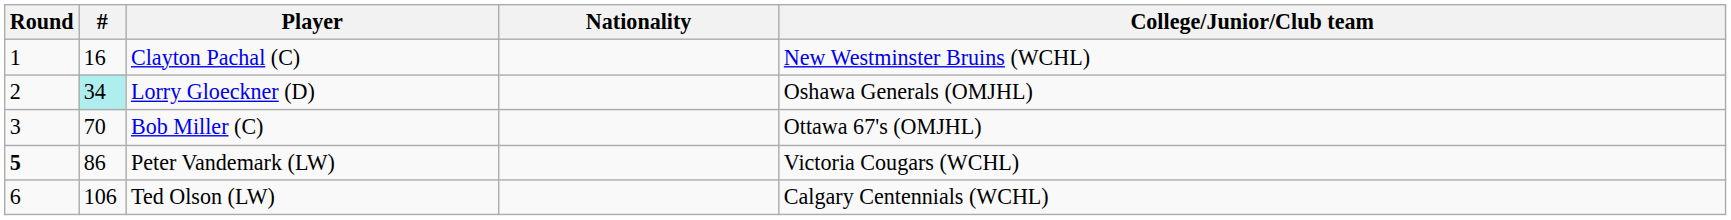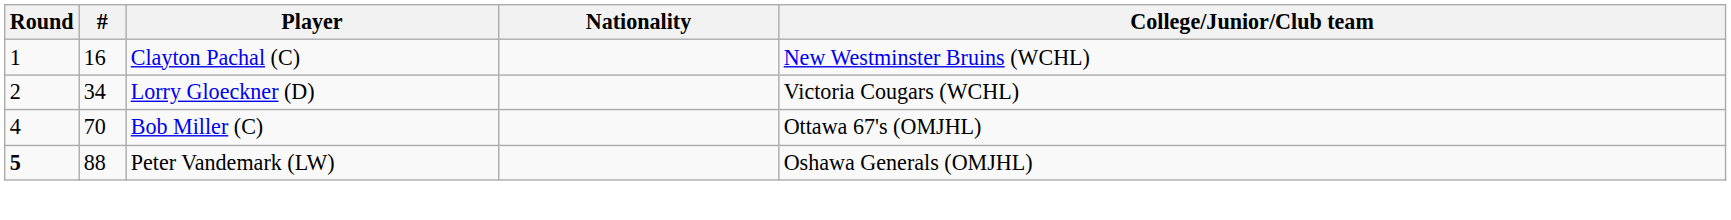(95, 92) paleturquoise background -> (95, 92) no background
(908, 92) Oshawa Generals (OMJHL) -> (901, 92) Victoria Cougars (WCHL)
(15, 127) 3 -> (15, 127) 4
(95, 162) 86 -> (95, 162) 88
(901, 162) Victoria Cougars (WCHL) -> (908, 162) Oshawa Generals (OMJHL)
- row: (203, 197)
